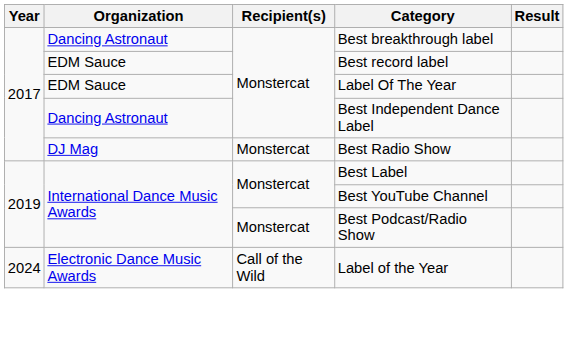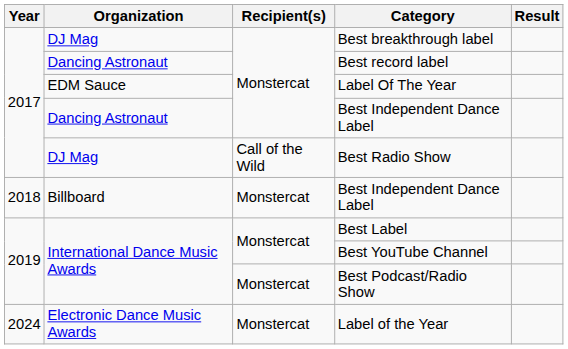(108, 39) Dancing Astronaut -> (73, 39) DJ Mag
(87, 62) EDM Sauce -> (108, 62) Dancing Astronaut
(273, 149) Monstercat -> (270, 157) Call of the Wild
+ row: (24, 197)
(270, 267) Call of the Wild -> (273, 324) Monstercat
